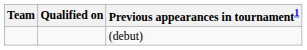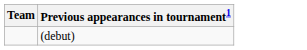- column: (72, 15)
